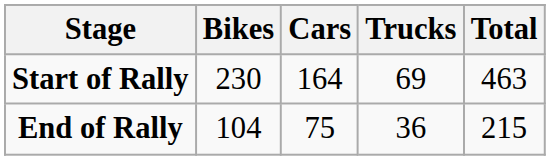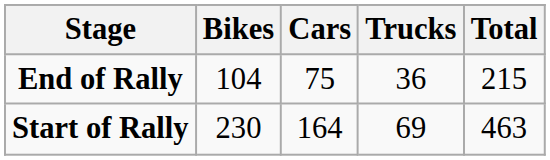rows swapped: (100, 78) <-> (100, 128)
